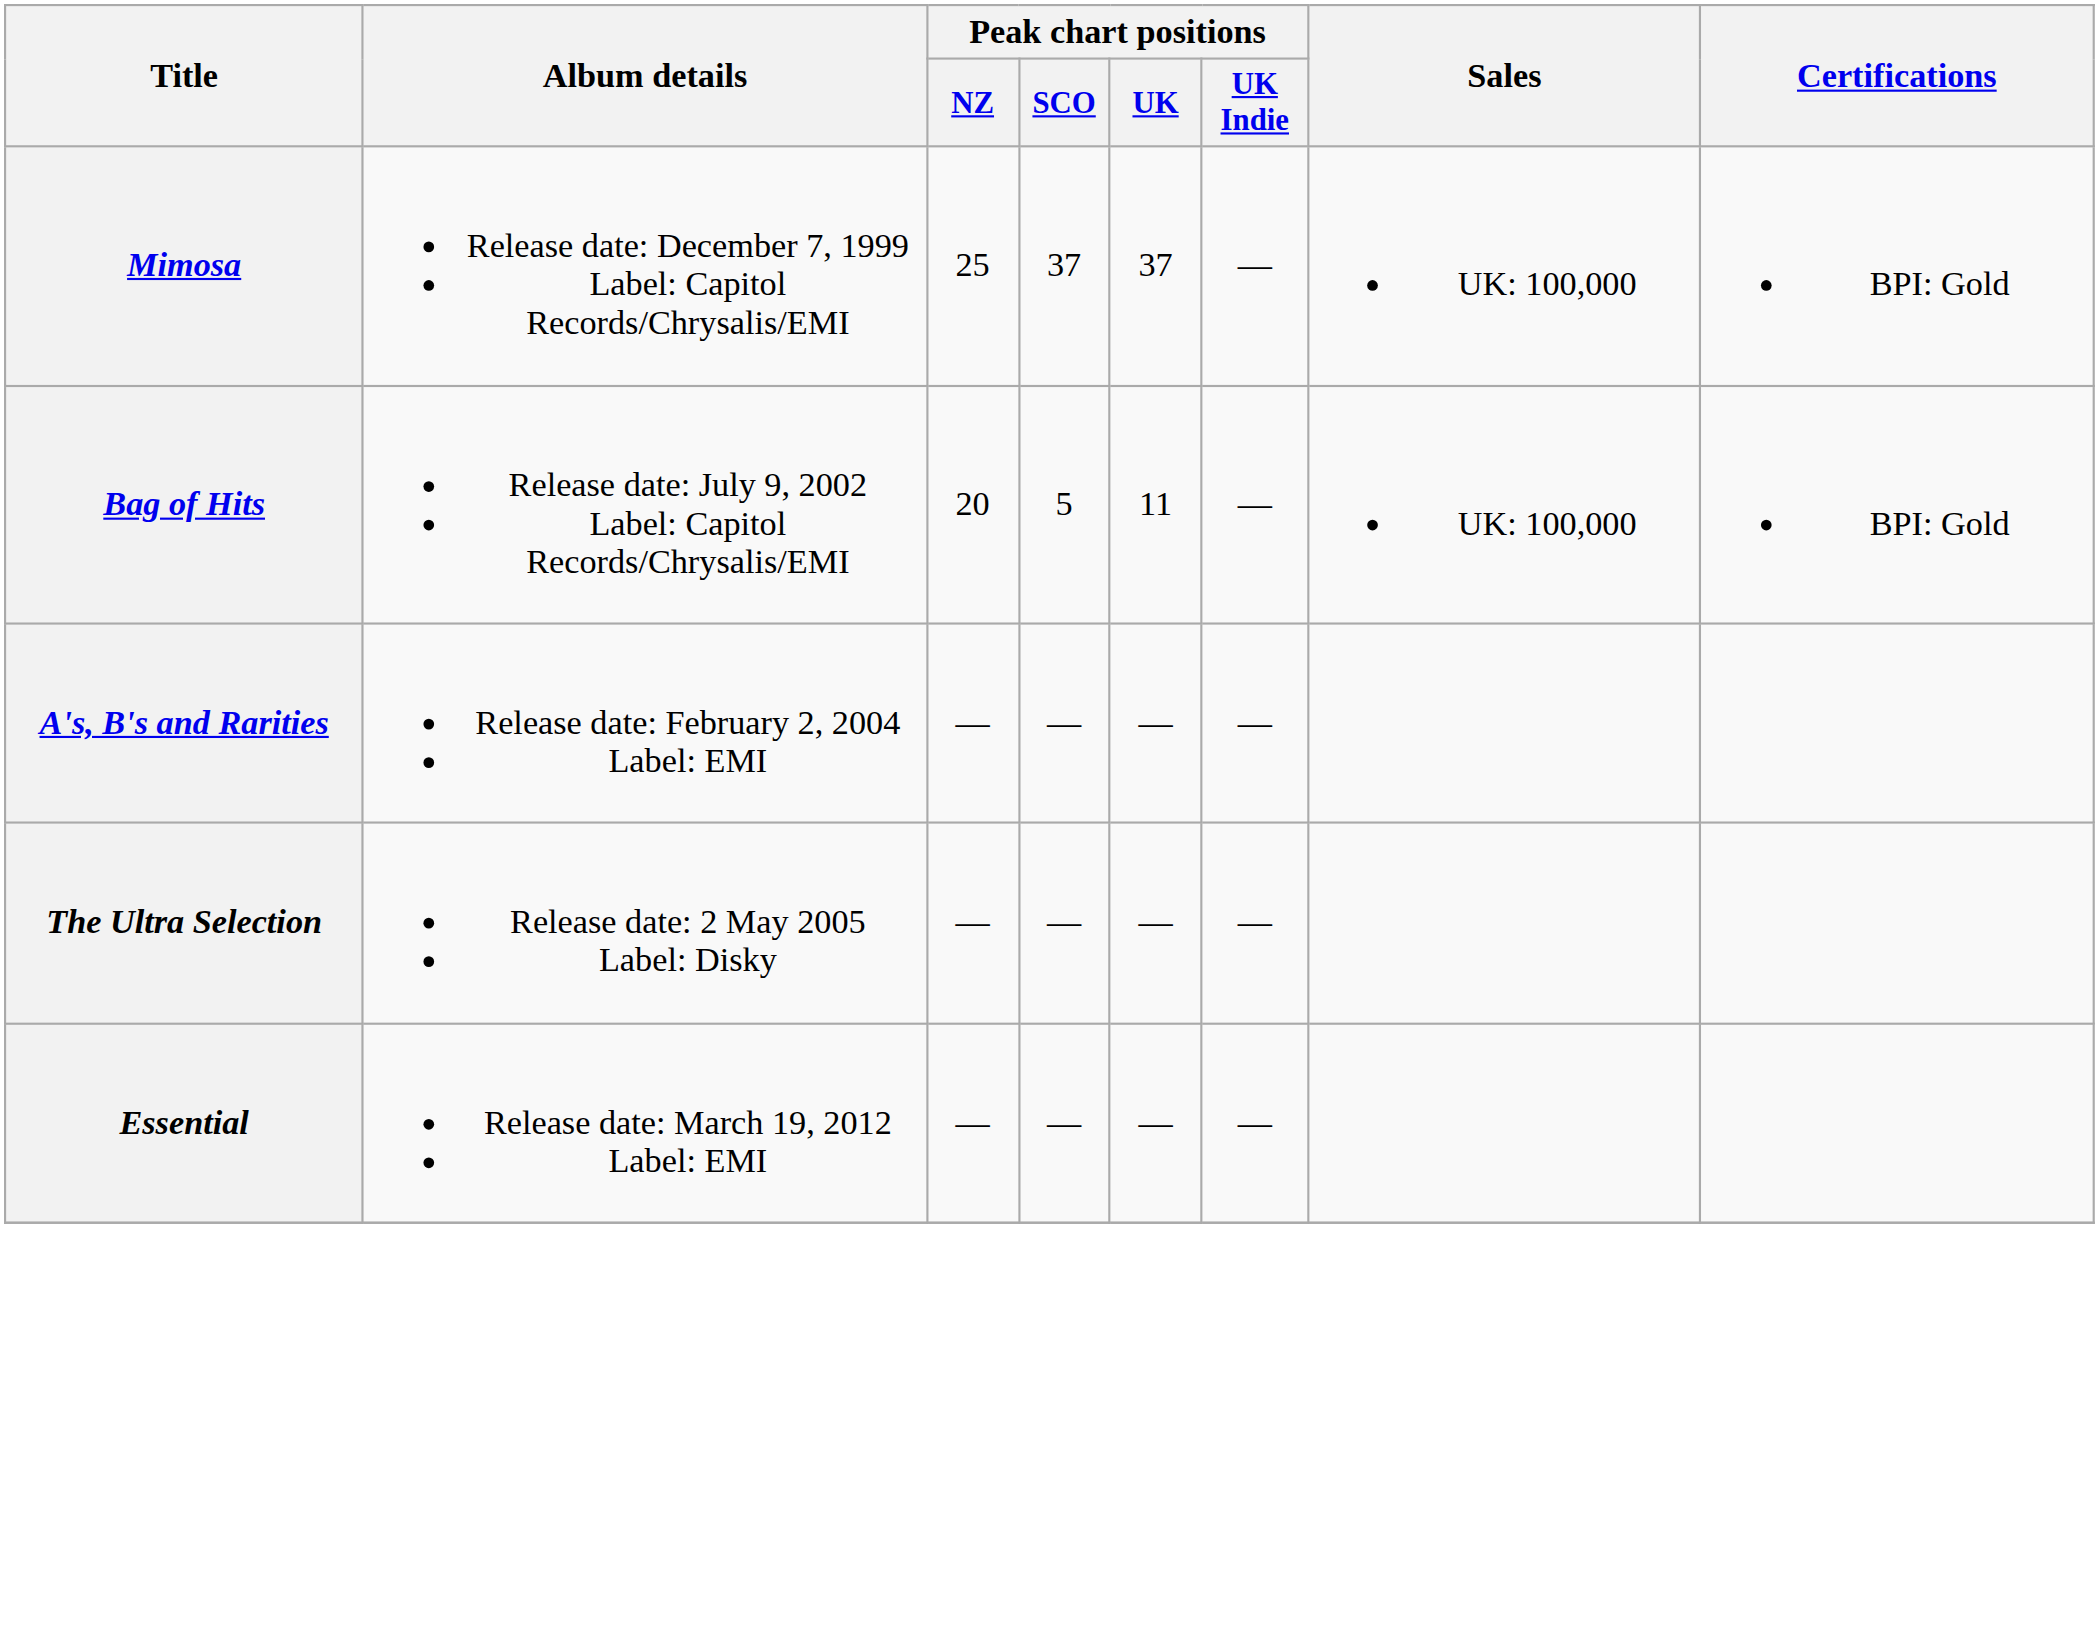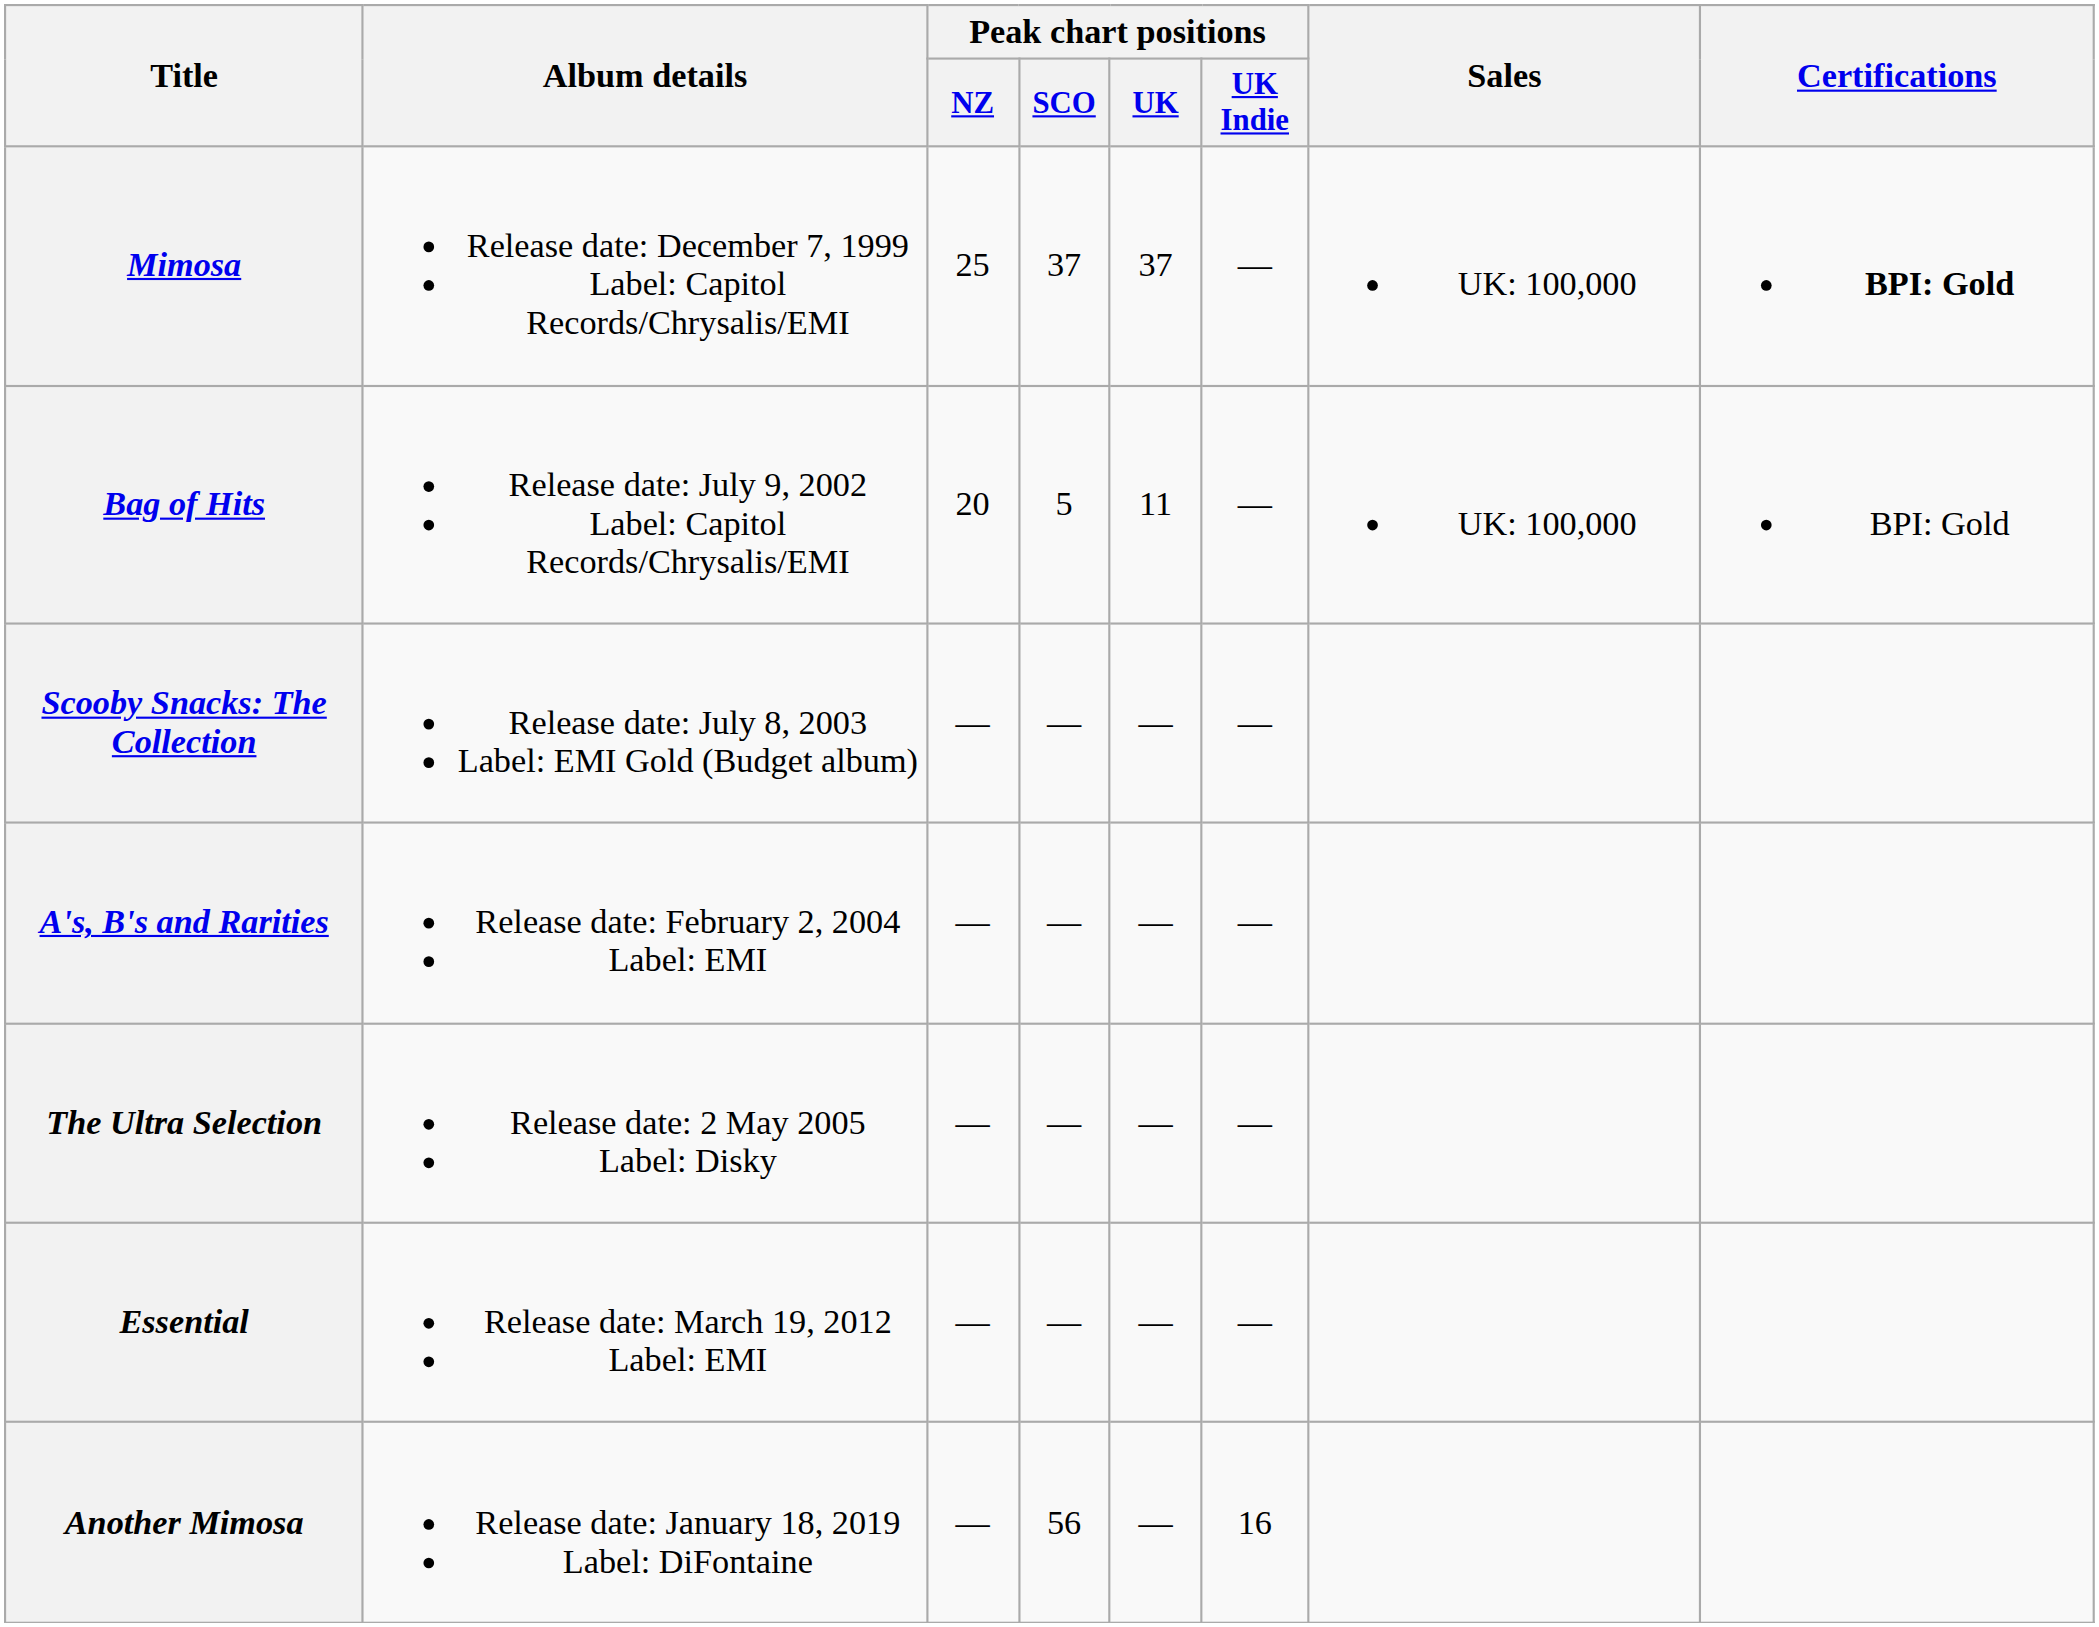(1897, 285) normal -> (1897, 285) bold
+ row: (184, 722)
+ row: (184, 1521)
